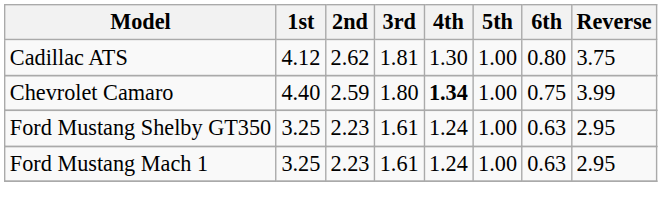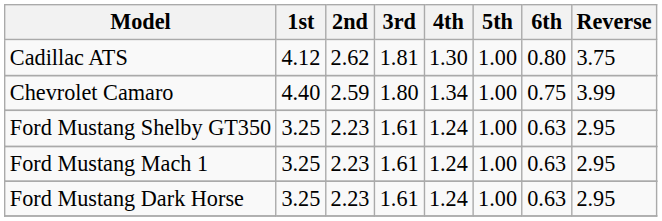(448, 92) bold -> (448, 92) normal
+ row: (127, 198)
